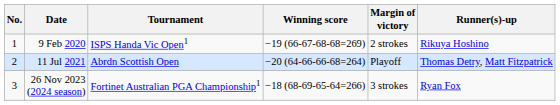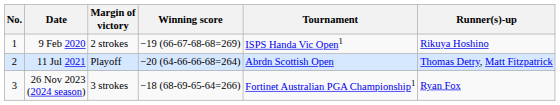columns swapped: (175, 19) <-> (393, 19)
